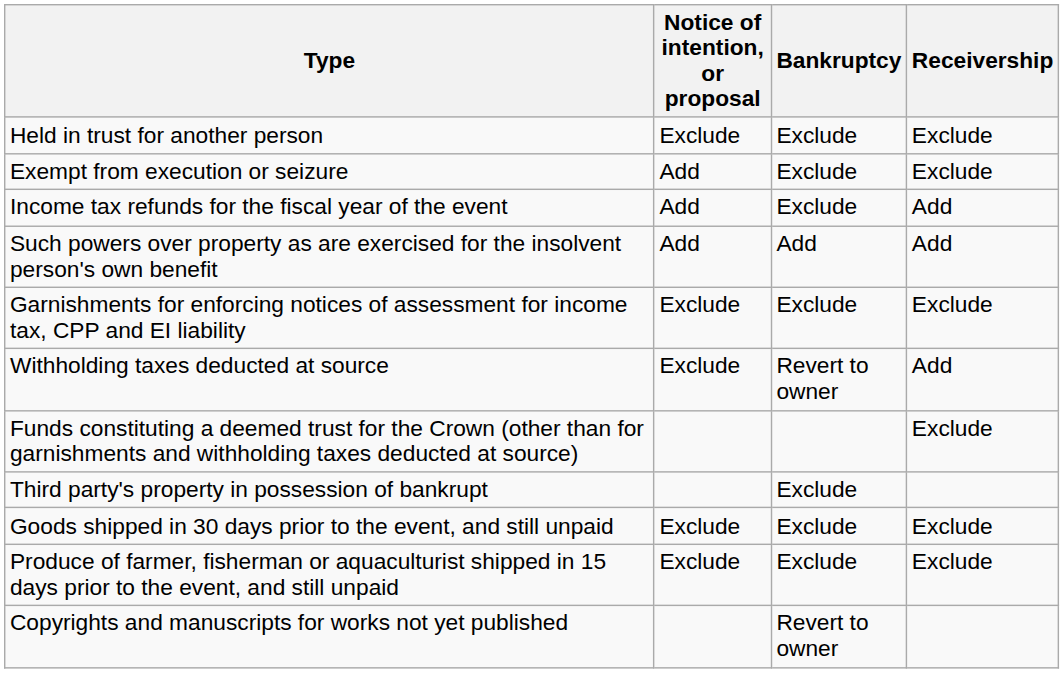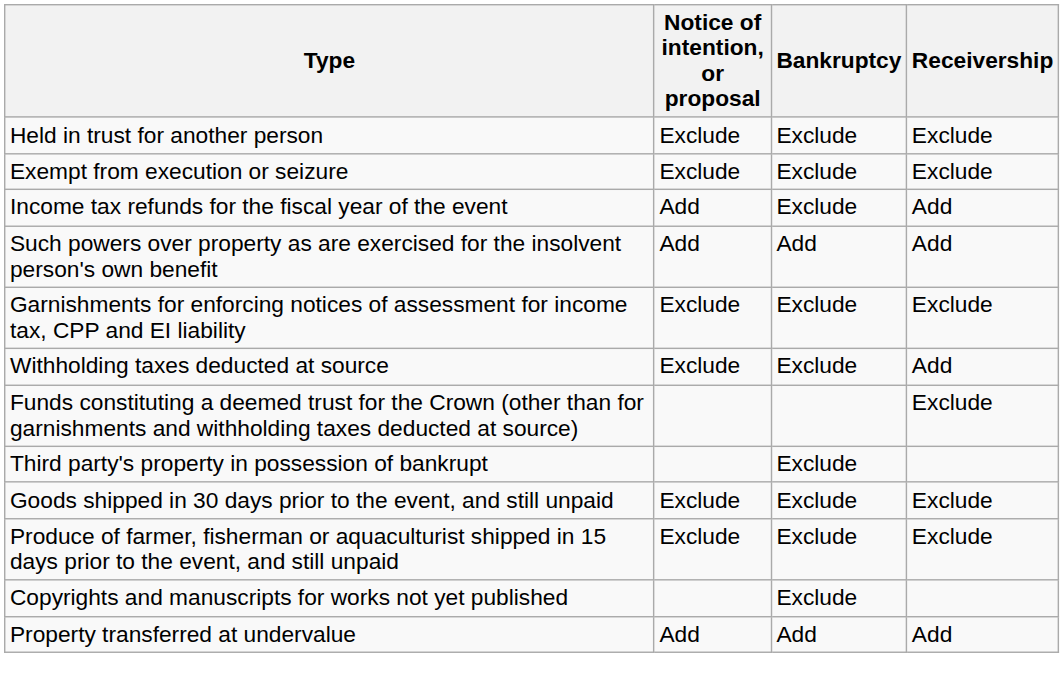(680, 171) Add -> (700, 171) Exclude
(822, 379) Revert to owner -> (817, 366) Exclude
(822, 636) Revert to owner -> (817, 597) Exclude
+ row: (183, 633)
